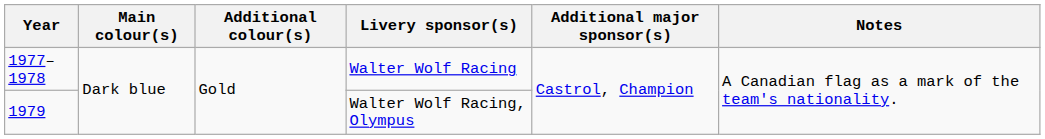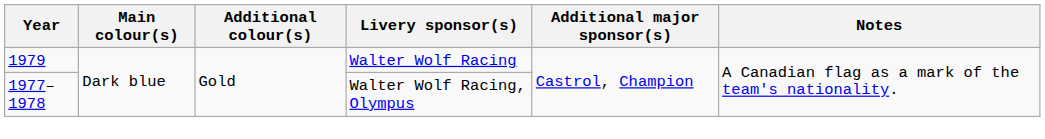(32, 69) 1977–1978 -> (27, 60) 1979
(27, 112) 1979 -> (32, 94) 1977–1978
